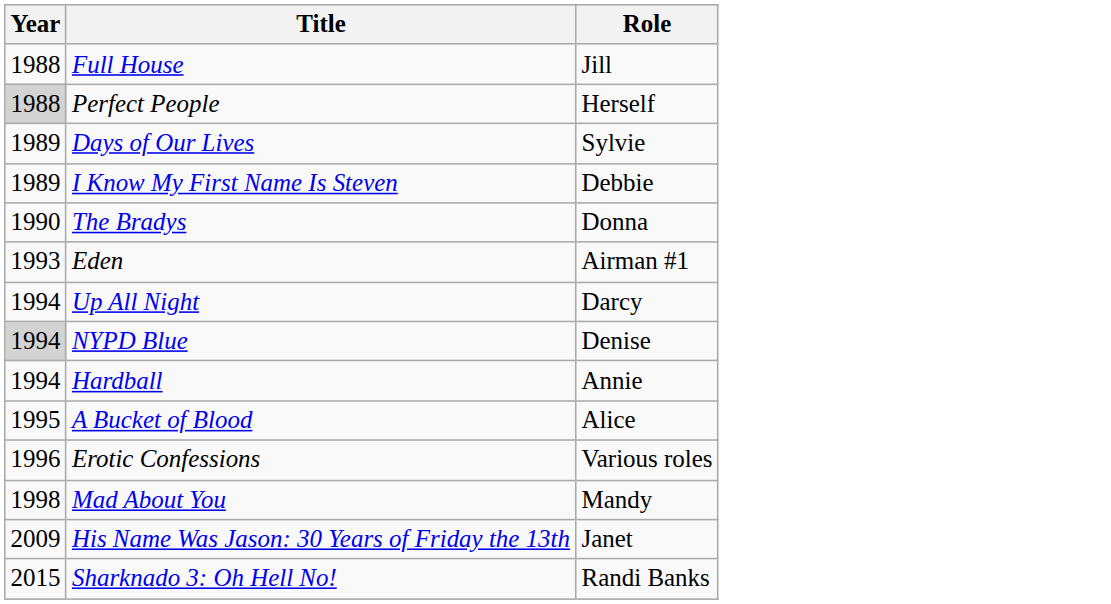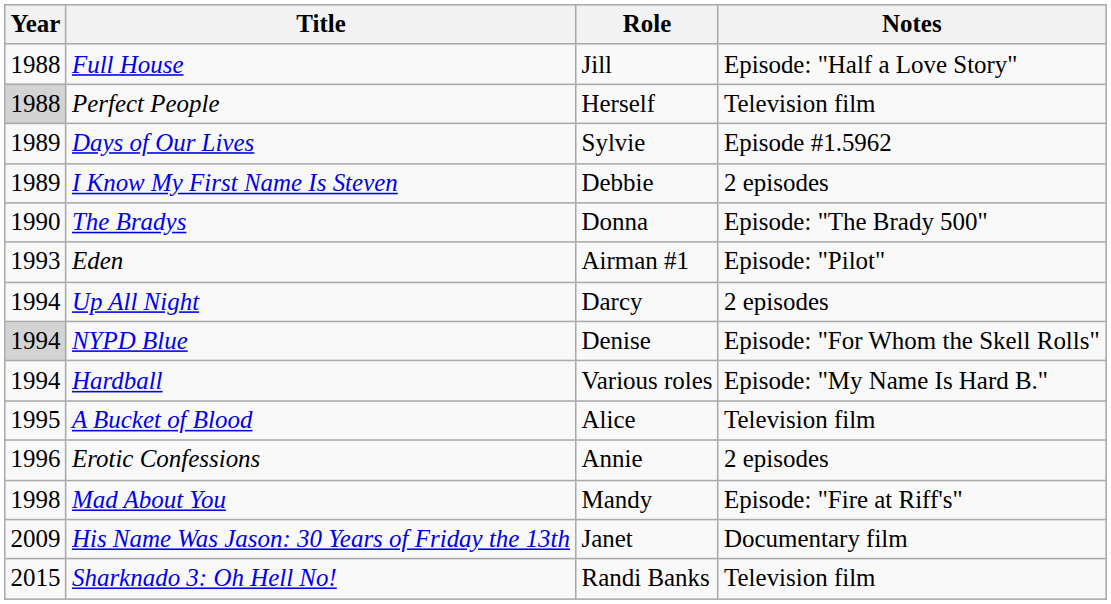+ column: (912, 24)
(612, 380) Annie -> (647, 380) Various roles
(647, 459) Various roles -> (612, 459) Annie
